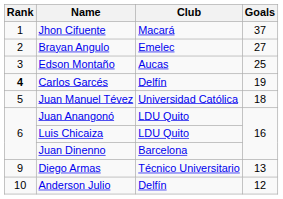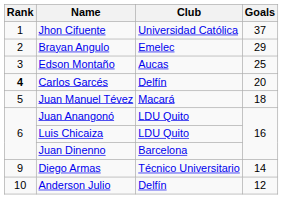(156, 30) Macará -> (188, 30) Universidad Católica
(260, 47) 27 -> (260, 47) 29
(260, 82) 19 -> (260, 82) 20
(188, 99) Universidad Católica -> (156, 99) Macará
(260, 168) 13 -> (260, 168) 14
